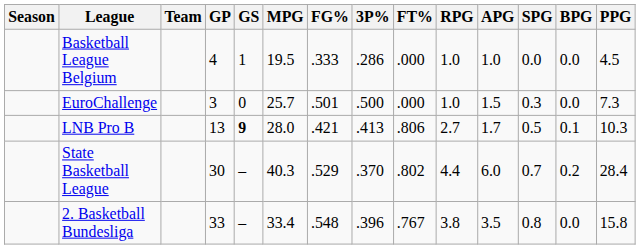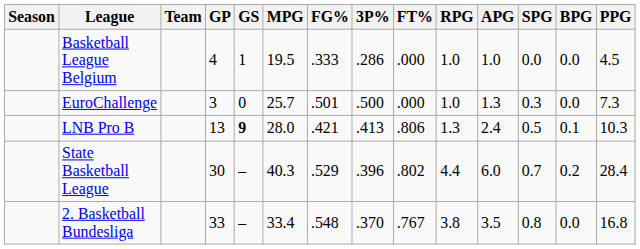(491, 102) 1.5 -> (491, 102) 1.3
(450, 128) 2.7 -> (450, 128) 1.3
(491, 128) 1.7 -> (491, 128) 2.4
(370, 171) .370 -> (370, 171) .396
(370, 222) .396 -> (370, 222) .370
(614, 222) 15.8 -> (614, 222) 16.8
